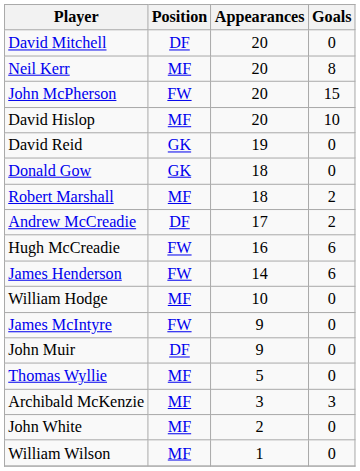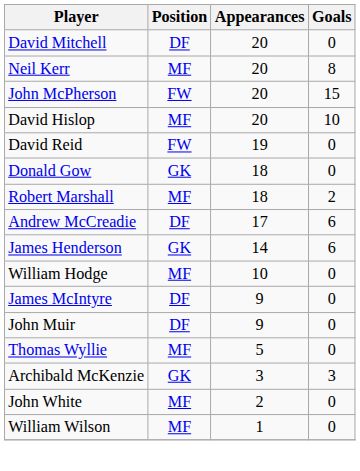(179, 145) GK -> (179, 145) FW
(332, 222) 2 -> (332, 222) 6
- row: (64, 247)
(179, 273) FW -> (179, 247) GK
(179, 324) FW -> (179, 299) DF
(179, 401) MF -> (179, 376) GK
